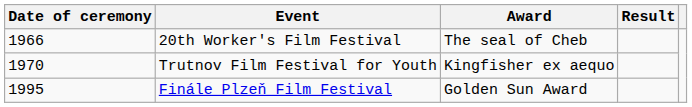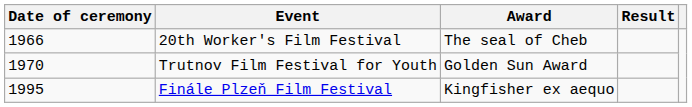(529, 65) Kingfisher ex aequo -> (516, 65) Golden Sun Award
(516, 90) Golden Sun Award -> (529, 90) Kingfisher ex aequo
